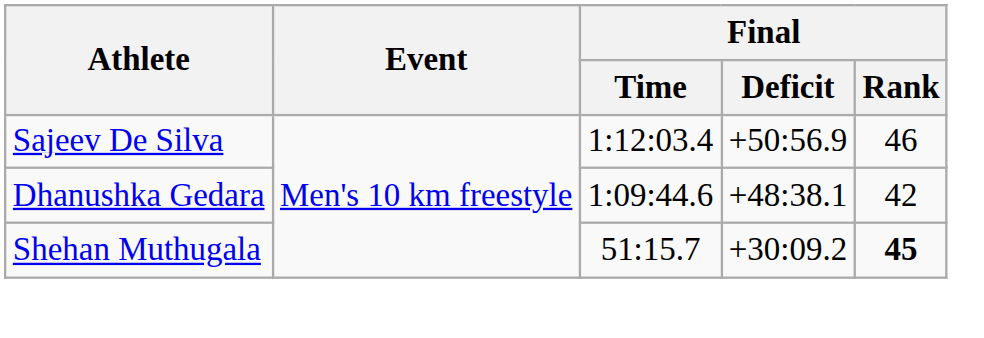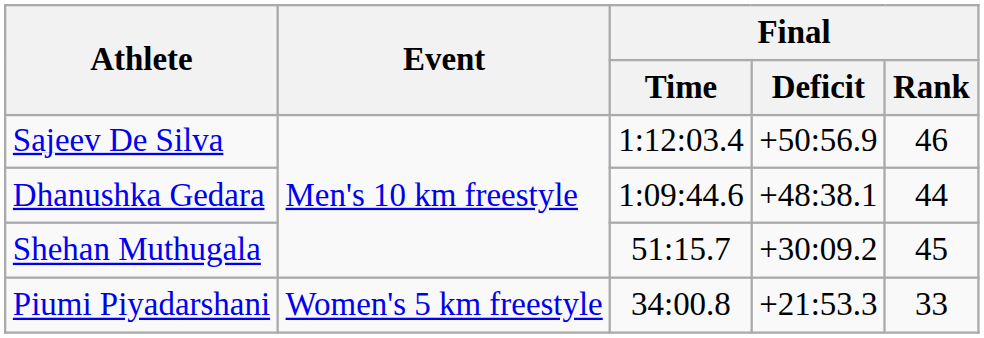(901, 195) 42 -> (931, 195) 44
(901, 249) bold -> (931, 249) normal
+ row: (141, 304)
